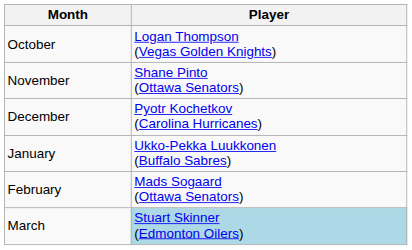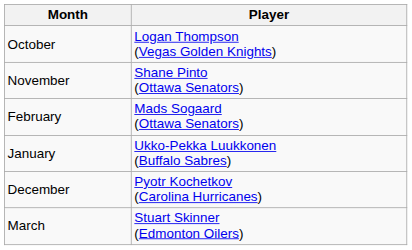rows swapped: (39, 116) <-> (34, 189)
(189, 226) lightblue background -> (189, 226) no background
